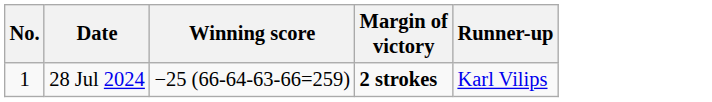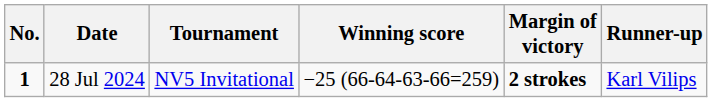+ column: (224, 33)
(25, 79) normal -> (25, 79) bold
